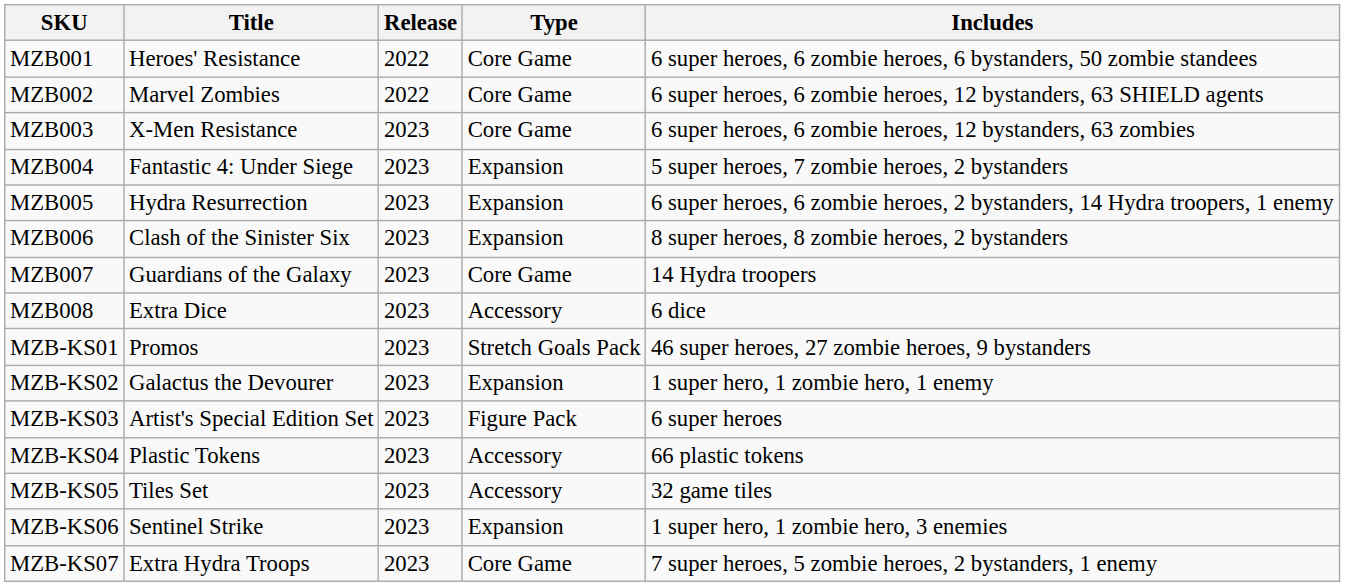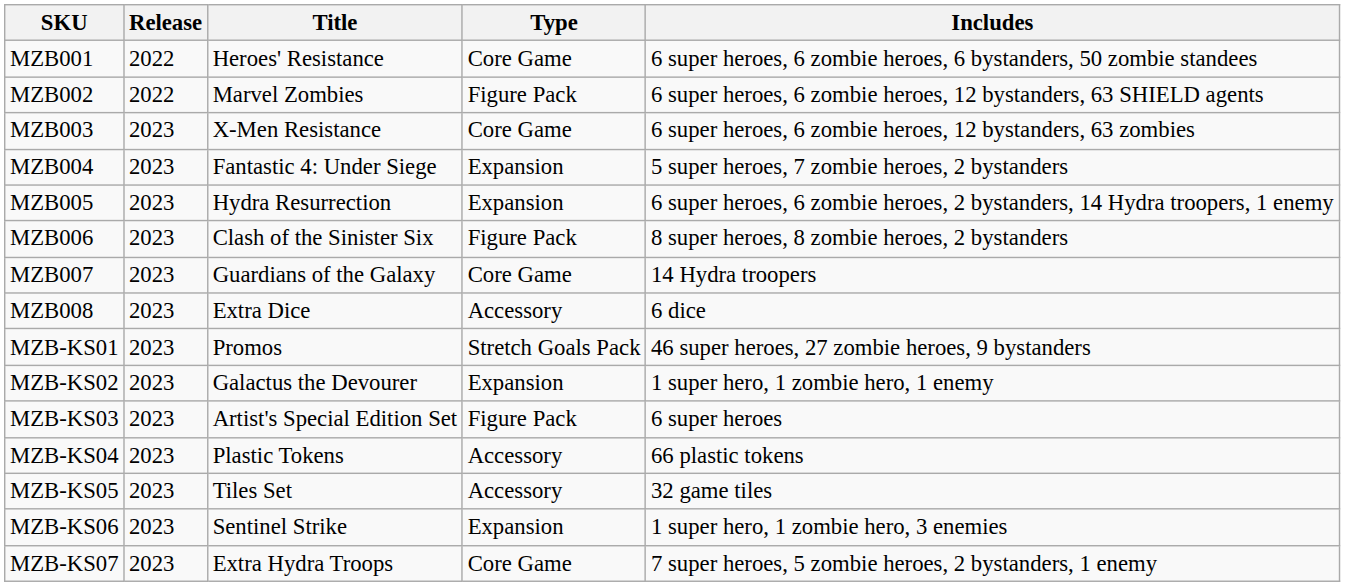columns swapped: (251, 22) <-> (421, 22)
(520, 94) Core Game -> (522, 94) Figure Pack
(516, 238) Expansion -> (522, 238) Figure Pack
